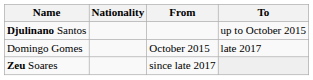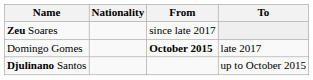rows swapped: (47, 30) <-> (32, 65)
(179, 48) normal -> (181, 48) bold
